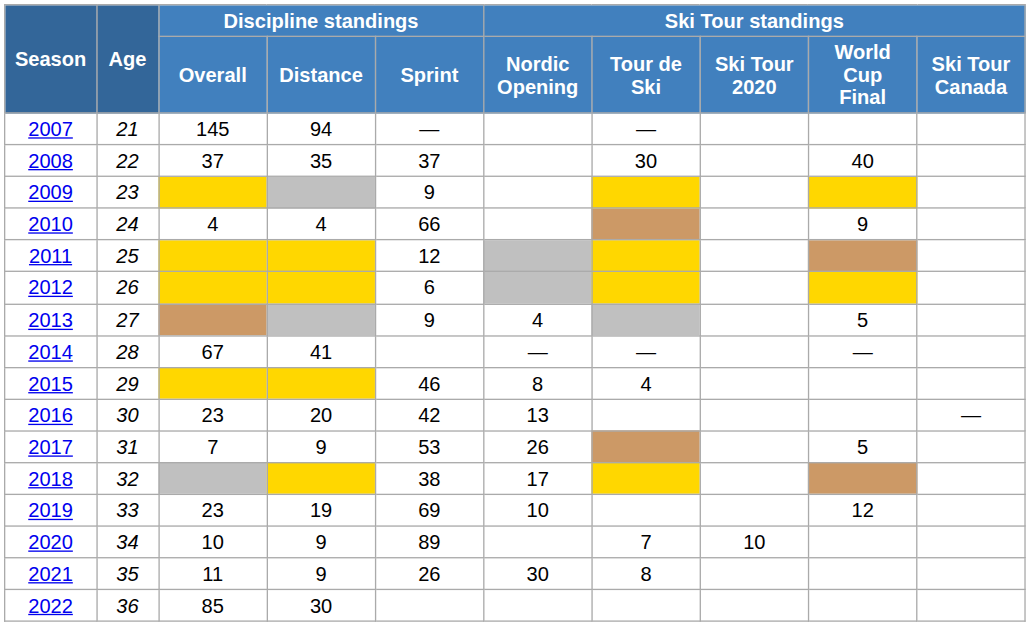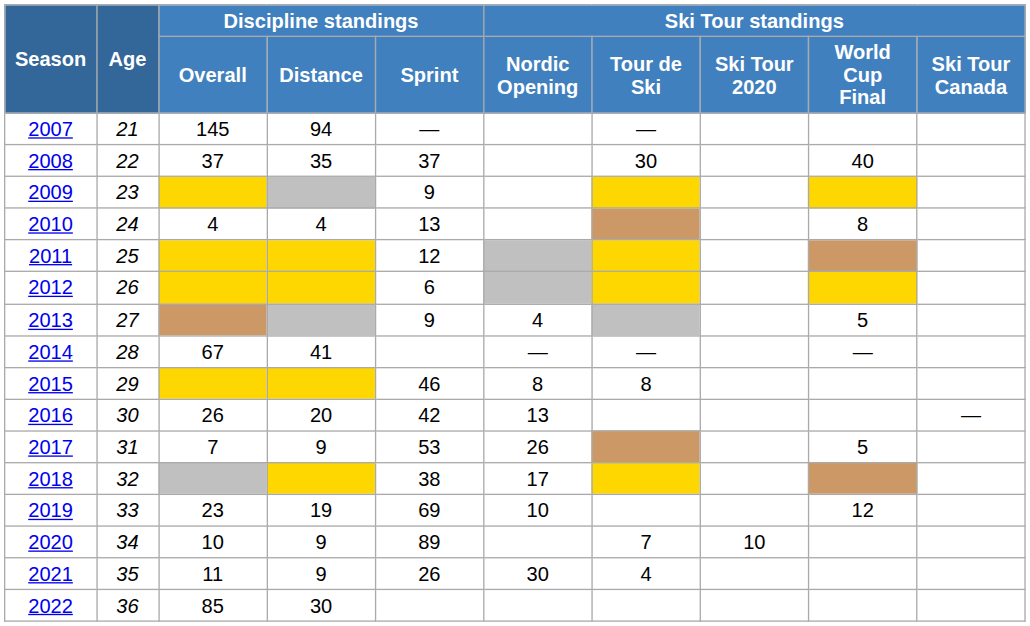(429, 224) 66 -> (429, 224) 13
(863, 224) 9 -> (863, 224) 8
(646, 383) 4 -> (646, 383) 8
(213, 415) 23 -> (213, 415) 26
(646, 574) 8 -> (646, 574) 4
